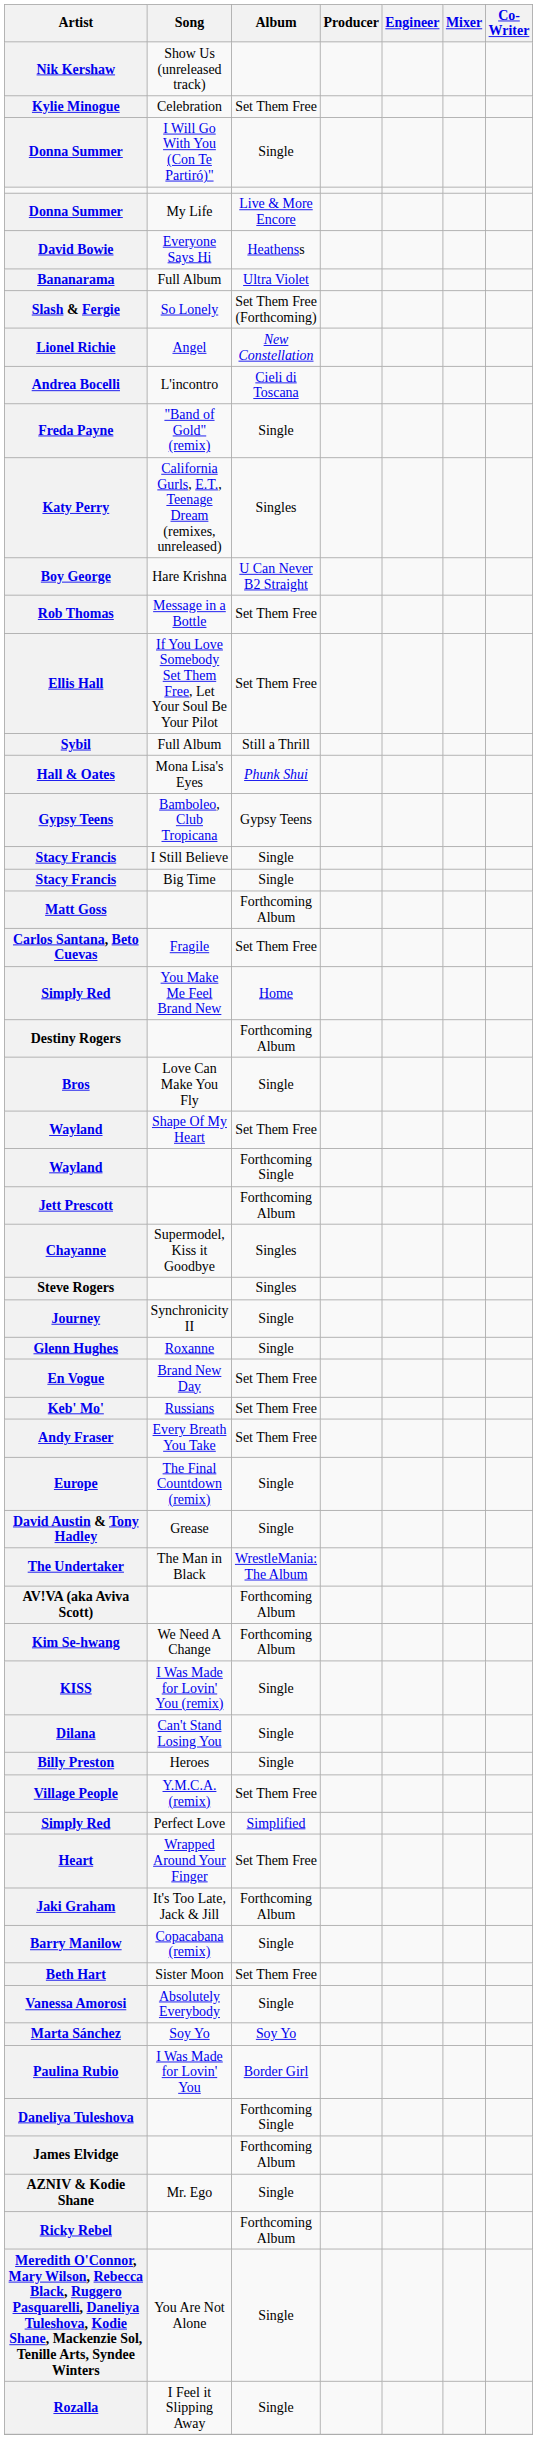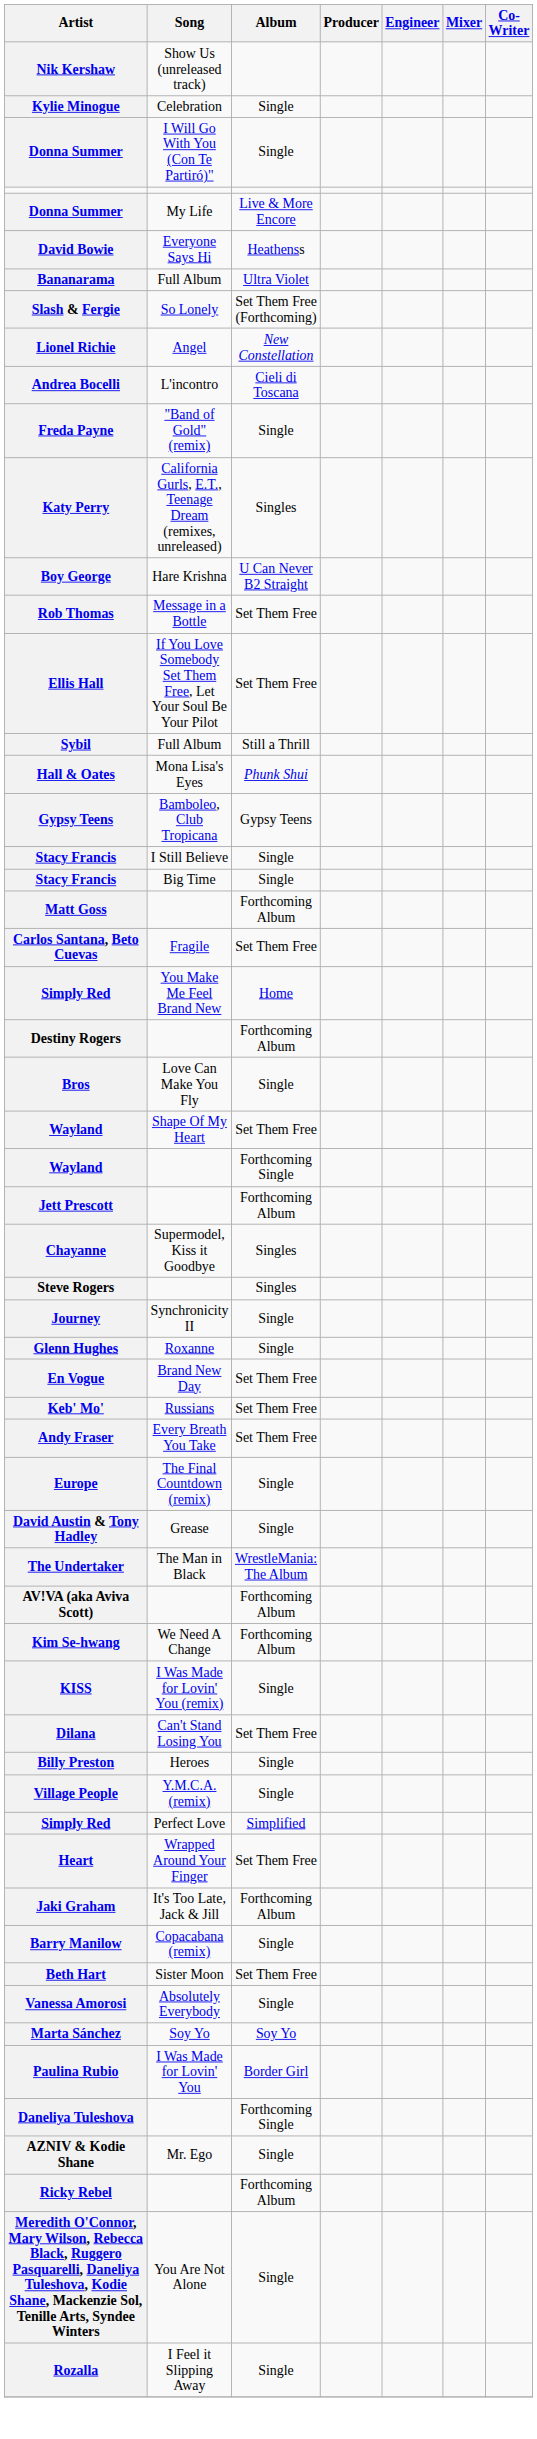(276, 106) Set Them Free -> (276, 106) Single
(276, 1733) Single -> (276, 1733) Set Them Free
(276, 1793) Set Them Free -> (276, 1793) Single
- row: (76, 2155)
